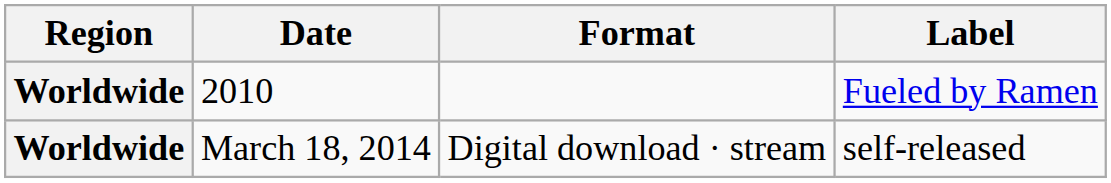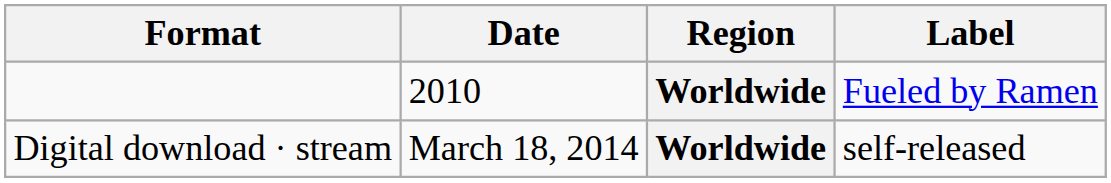columns swapped: (99, 33) <-> (637, 33)
